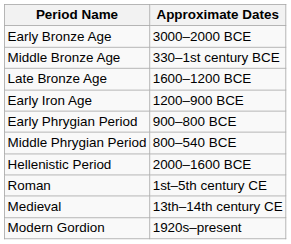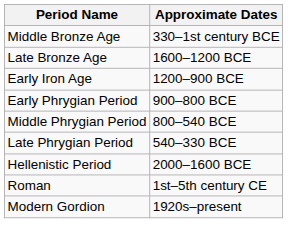- row: (59, 36)
+ row: (70, 143)
- row: (34, 206)
